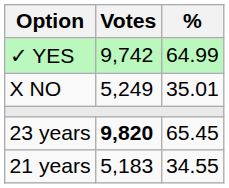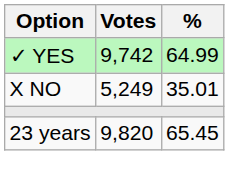(127, 132) bold -> (127, 132) normal
- row: (50, 166)
